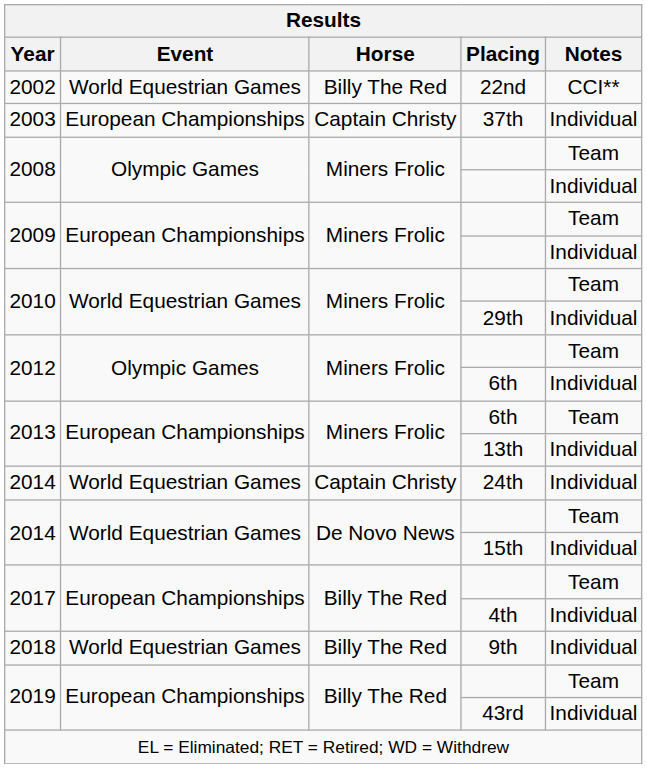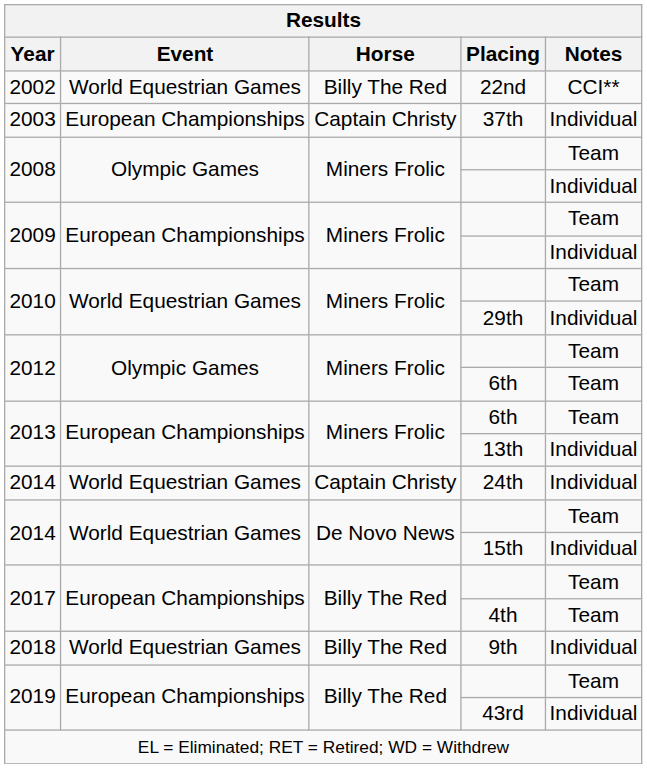(594, 383) Individual -> (594, 383) Team
(594, 614) Individual -> (594, 614) Team
